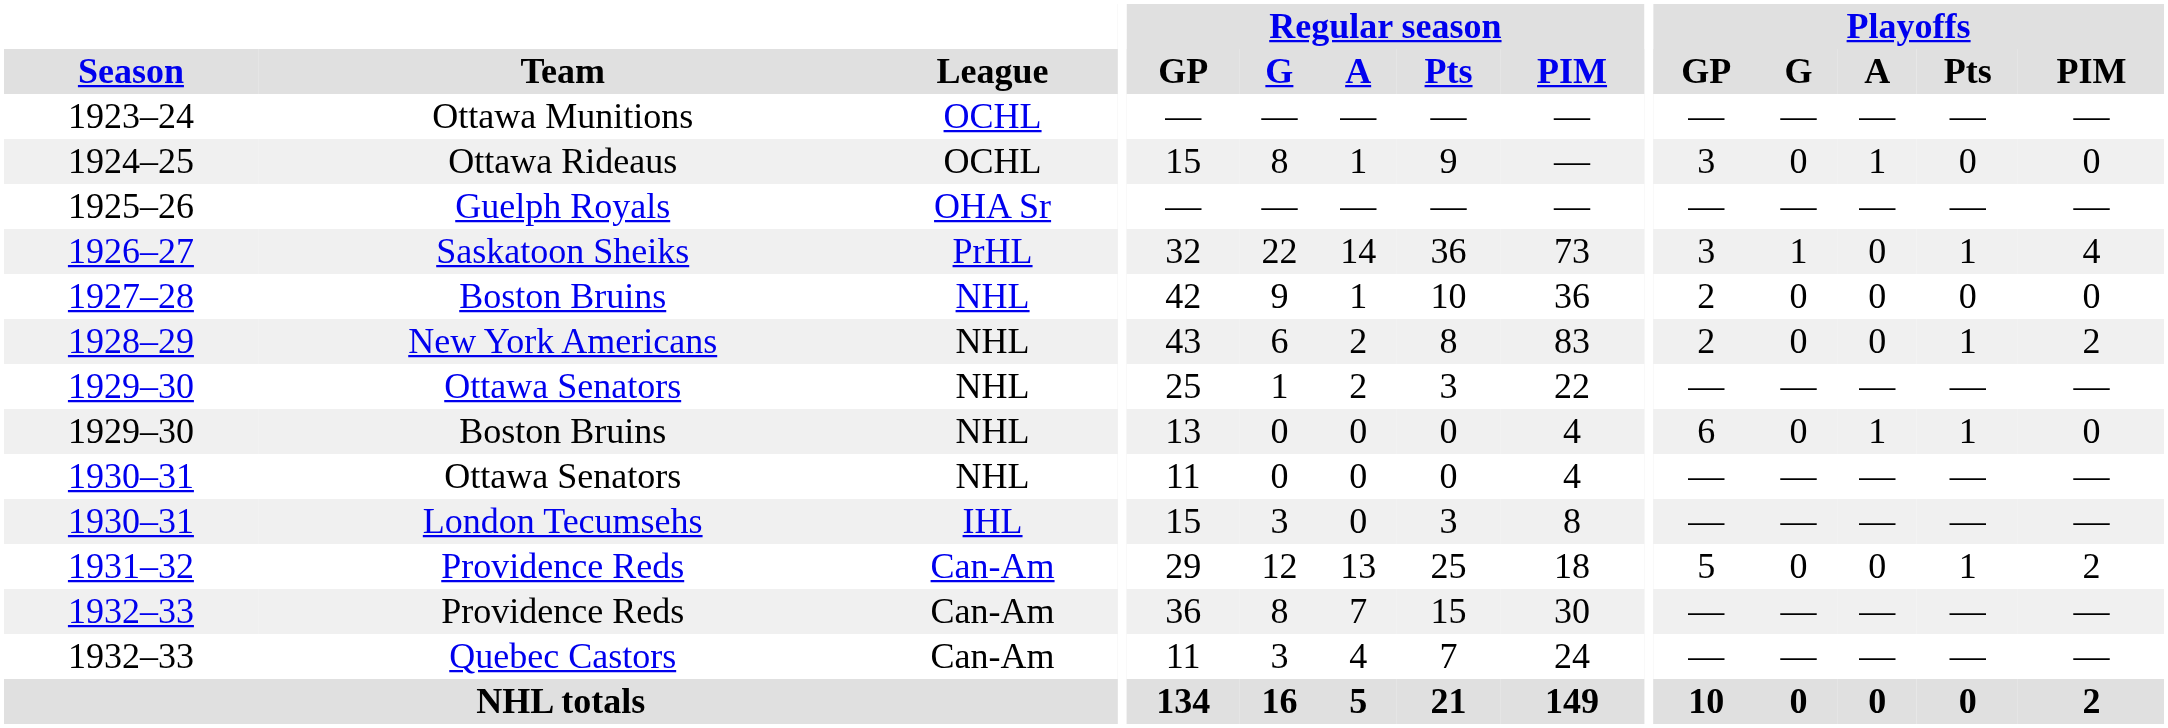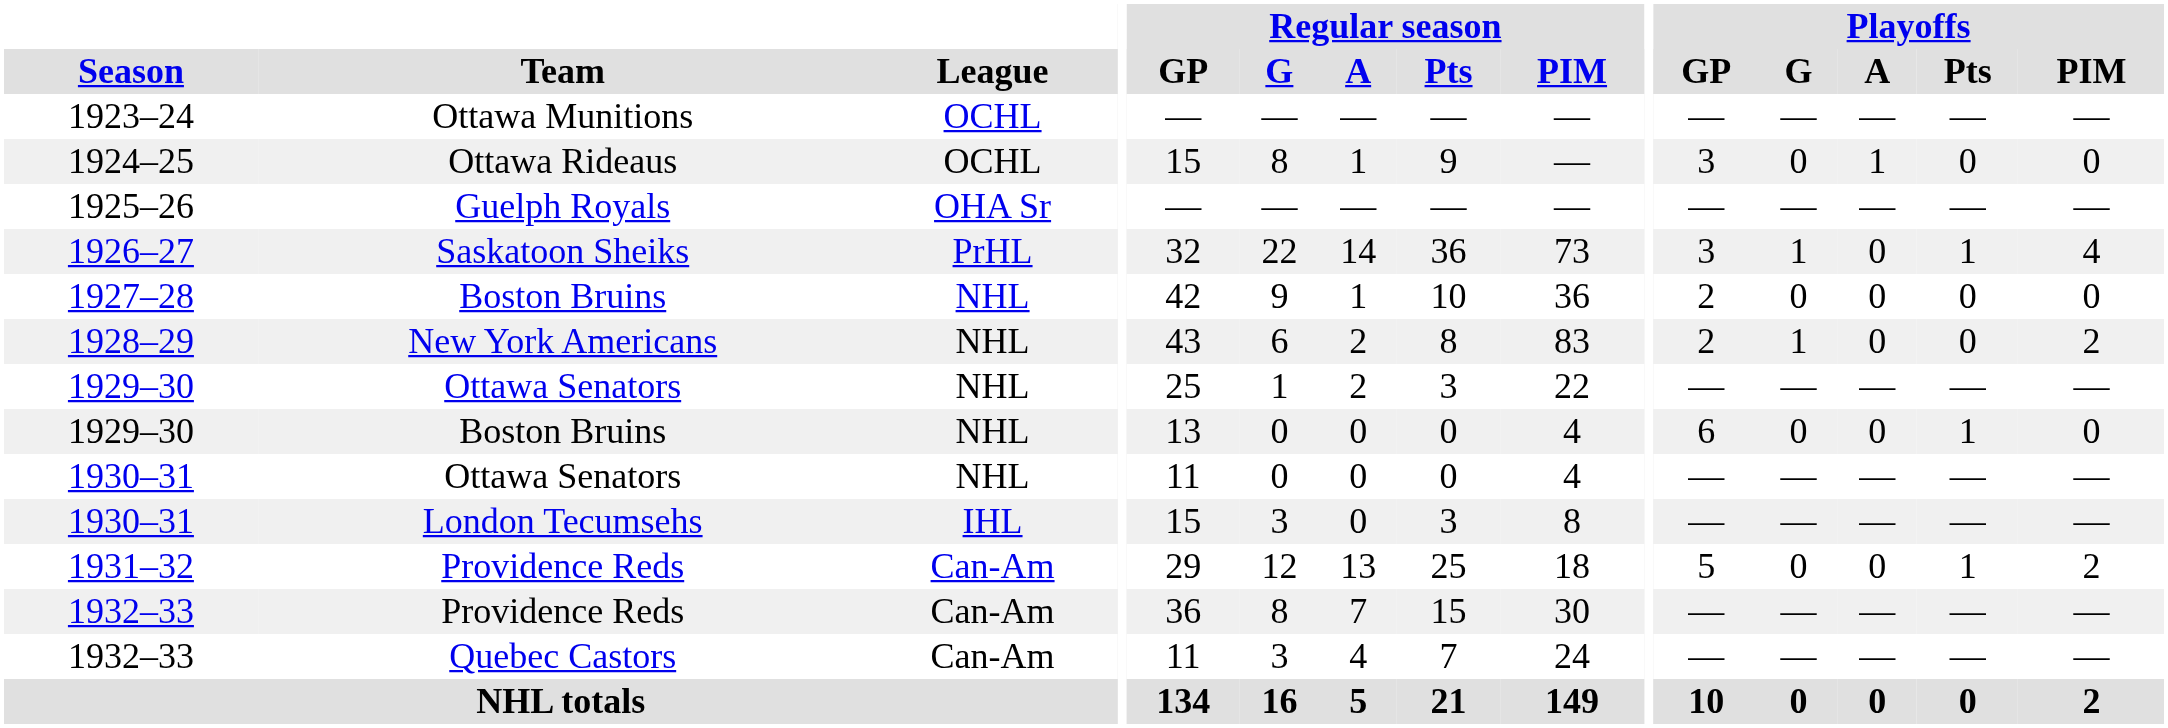(1799, 340) 0 -> (1799, 340) 1
(1968, 340) 1 -> (1968, 340) 0
(1877, 430) 1 -> (1877, 430) 0
